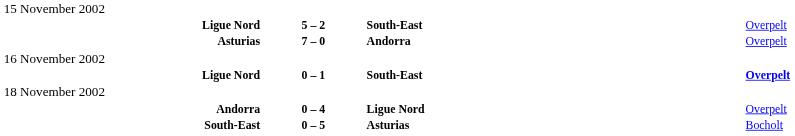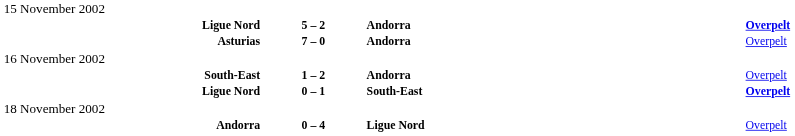(394, 25) South-East -> (389, 25) Andorra
(766, 25) normal -> (768, 25) bold
+ row: (232, 75)
- row: (232, 125)
